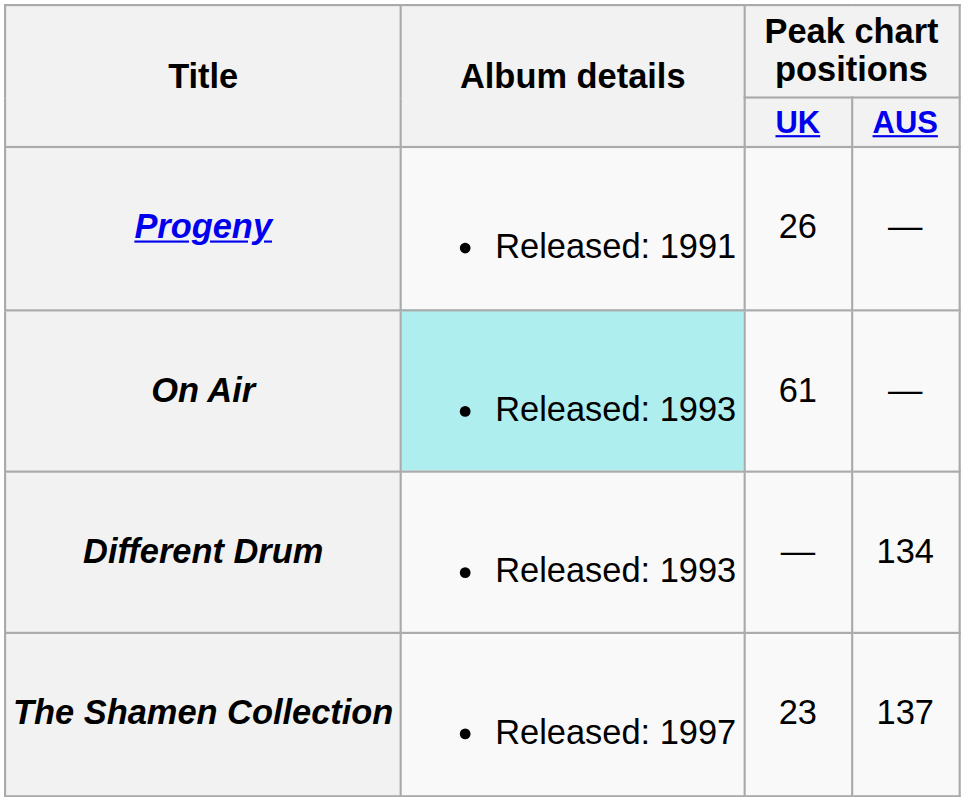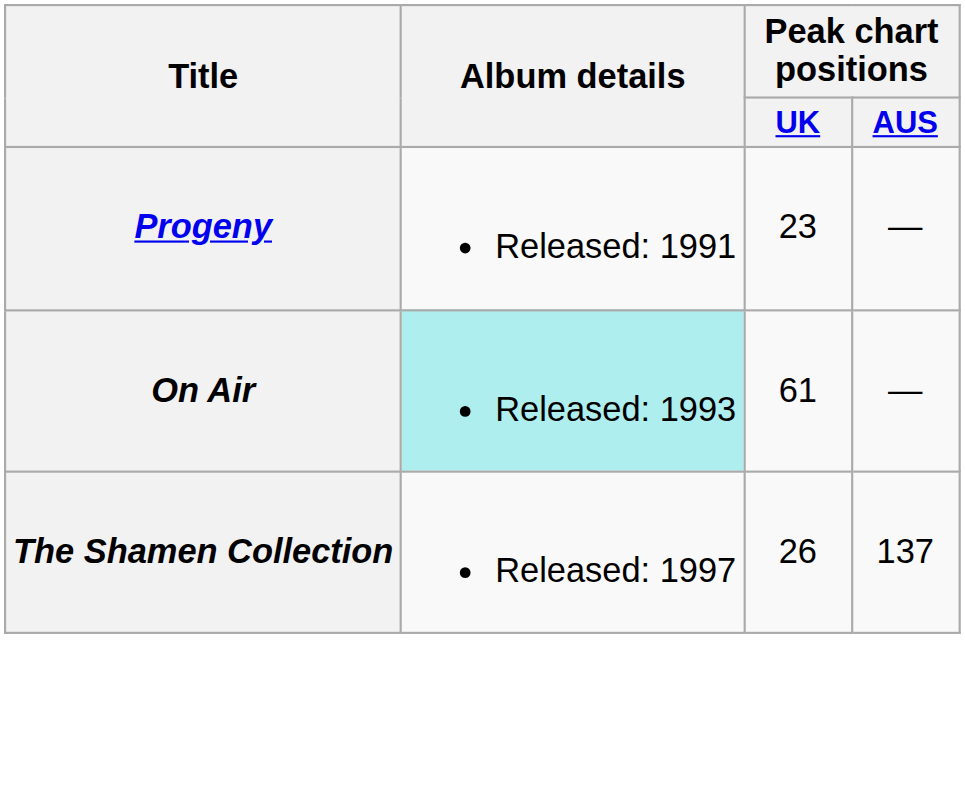(798, 227) 26 -> (798, 227) 23
- row: (203, 551)
(798, 713) 23 -> (798, 551) 26
